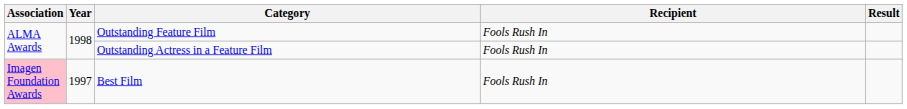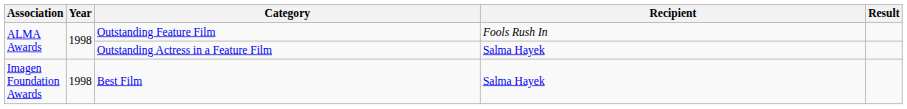(515, 50) Fools Rush In -> (514, 50) Salma Hayek
(33, 81) pink background -> (33, 81) no background
(80, 81) 1997 -> (80, 81) 1998
(515, 81) Fools Rush In -> (514, 81) Salma Hayek
